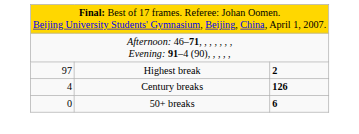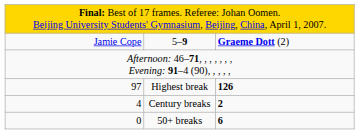+ row: (180, 41)
(275, 70) 2 -> (226, 87) 126
(280, 87) 126 -> (220, 104) 2
